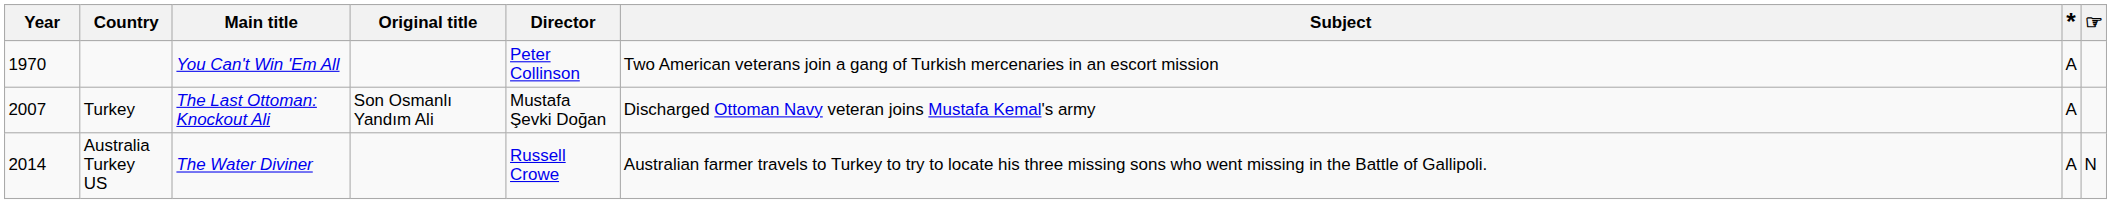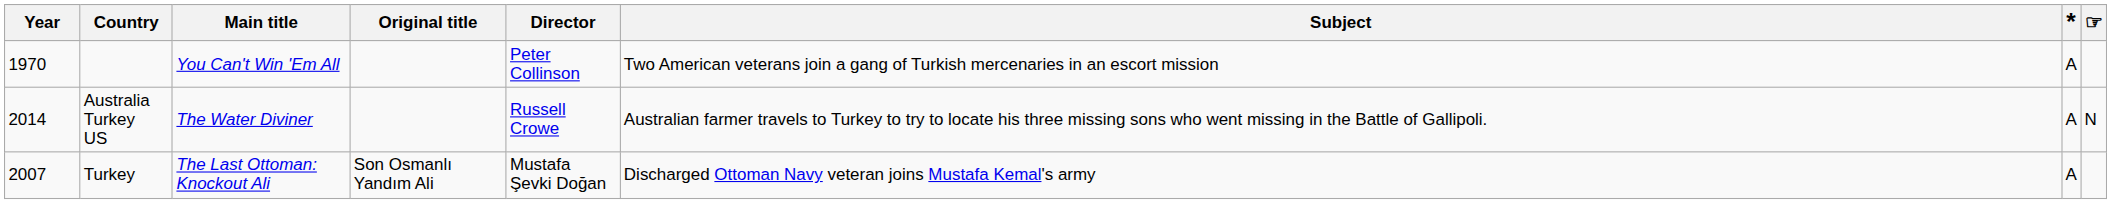rows swapped: (109, 109) <-> (117, 165)
